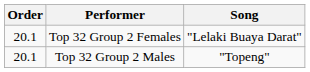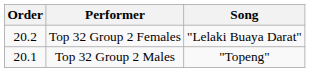(25, 36) 20.1 -> (25, 36) 20.2
